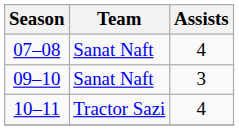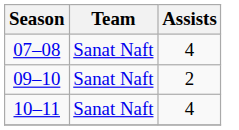(201, 79) 3 -> (189, 79) 2
(119, 109) Tractor Sazi -> (113, 109) Sanat Naft
